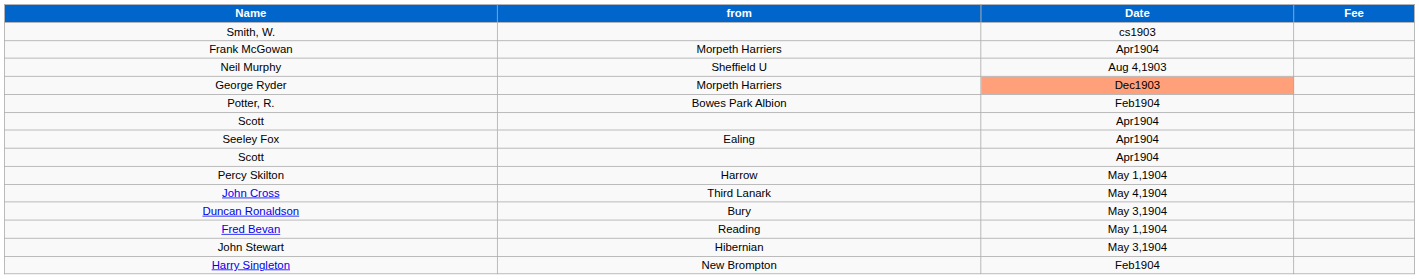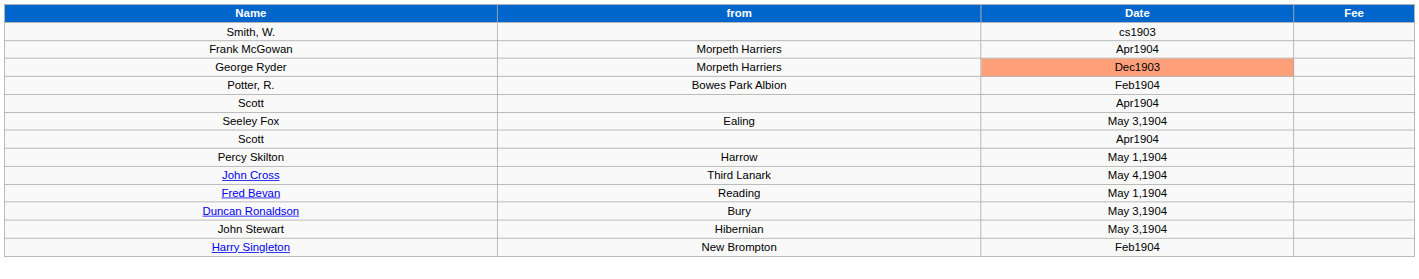- row: (251, 68)
(1137, 140) Apr1904 -> (1137, 122) May 3,1904
rows swapped: (251, 229) <-> (251, 211)
